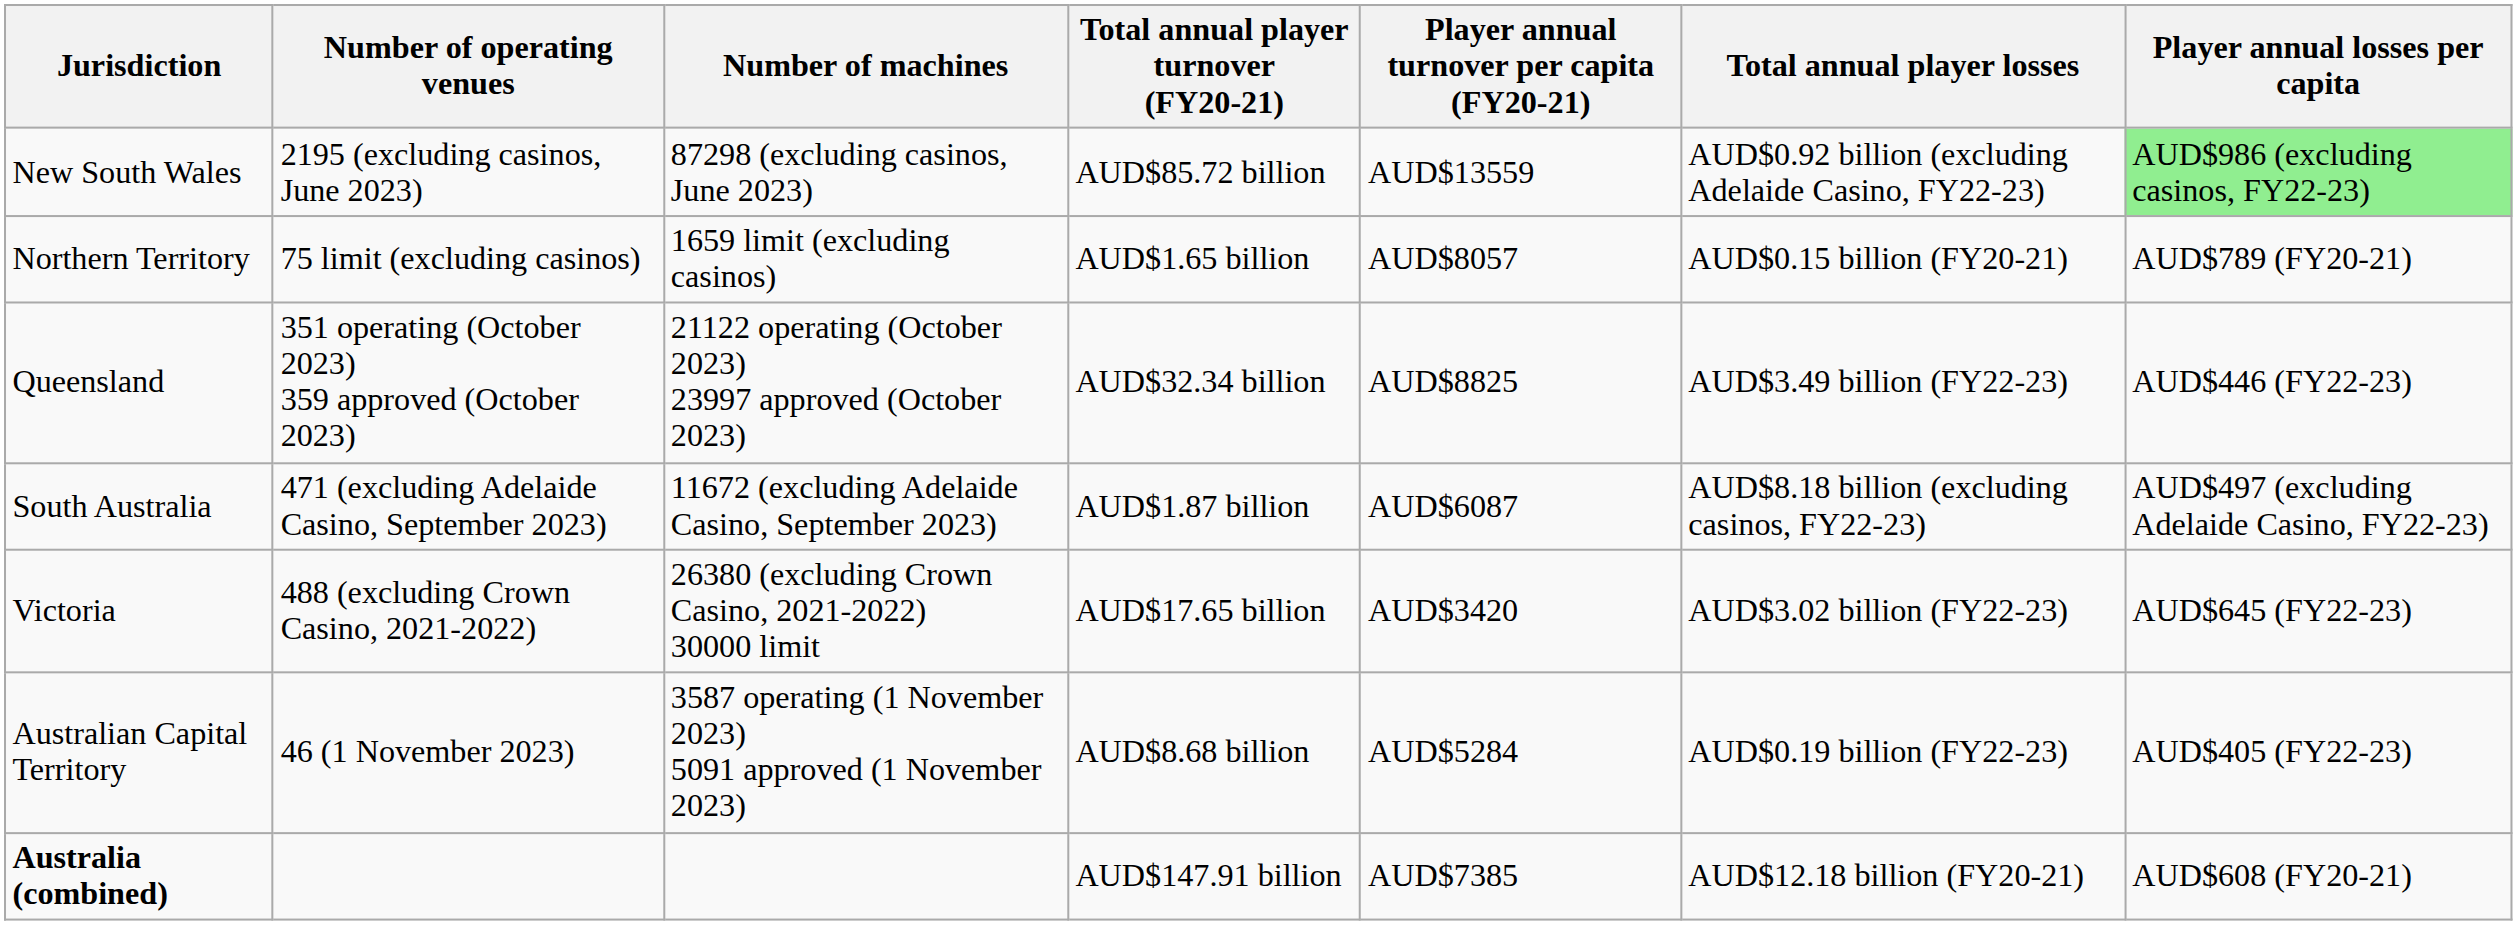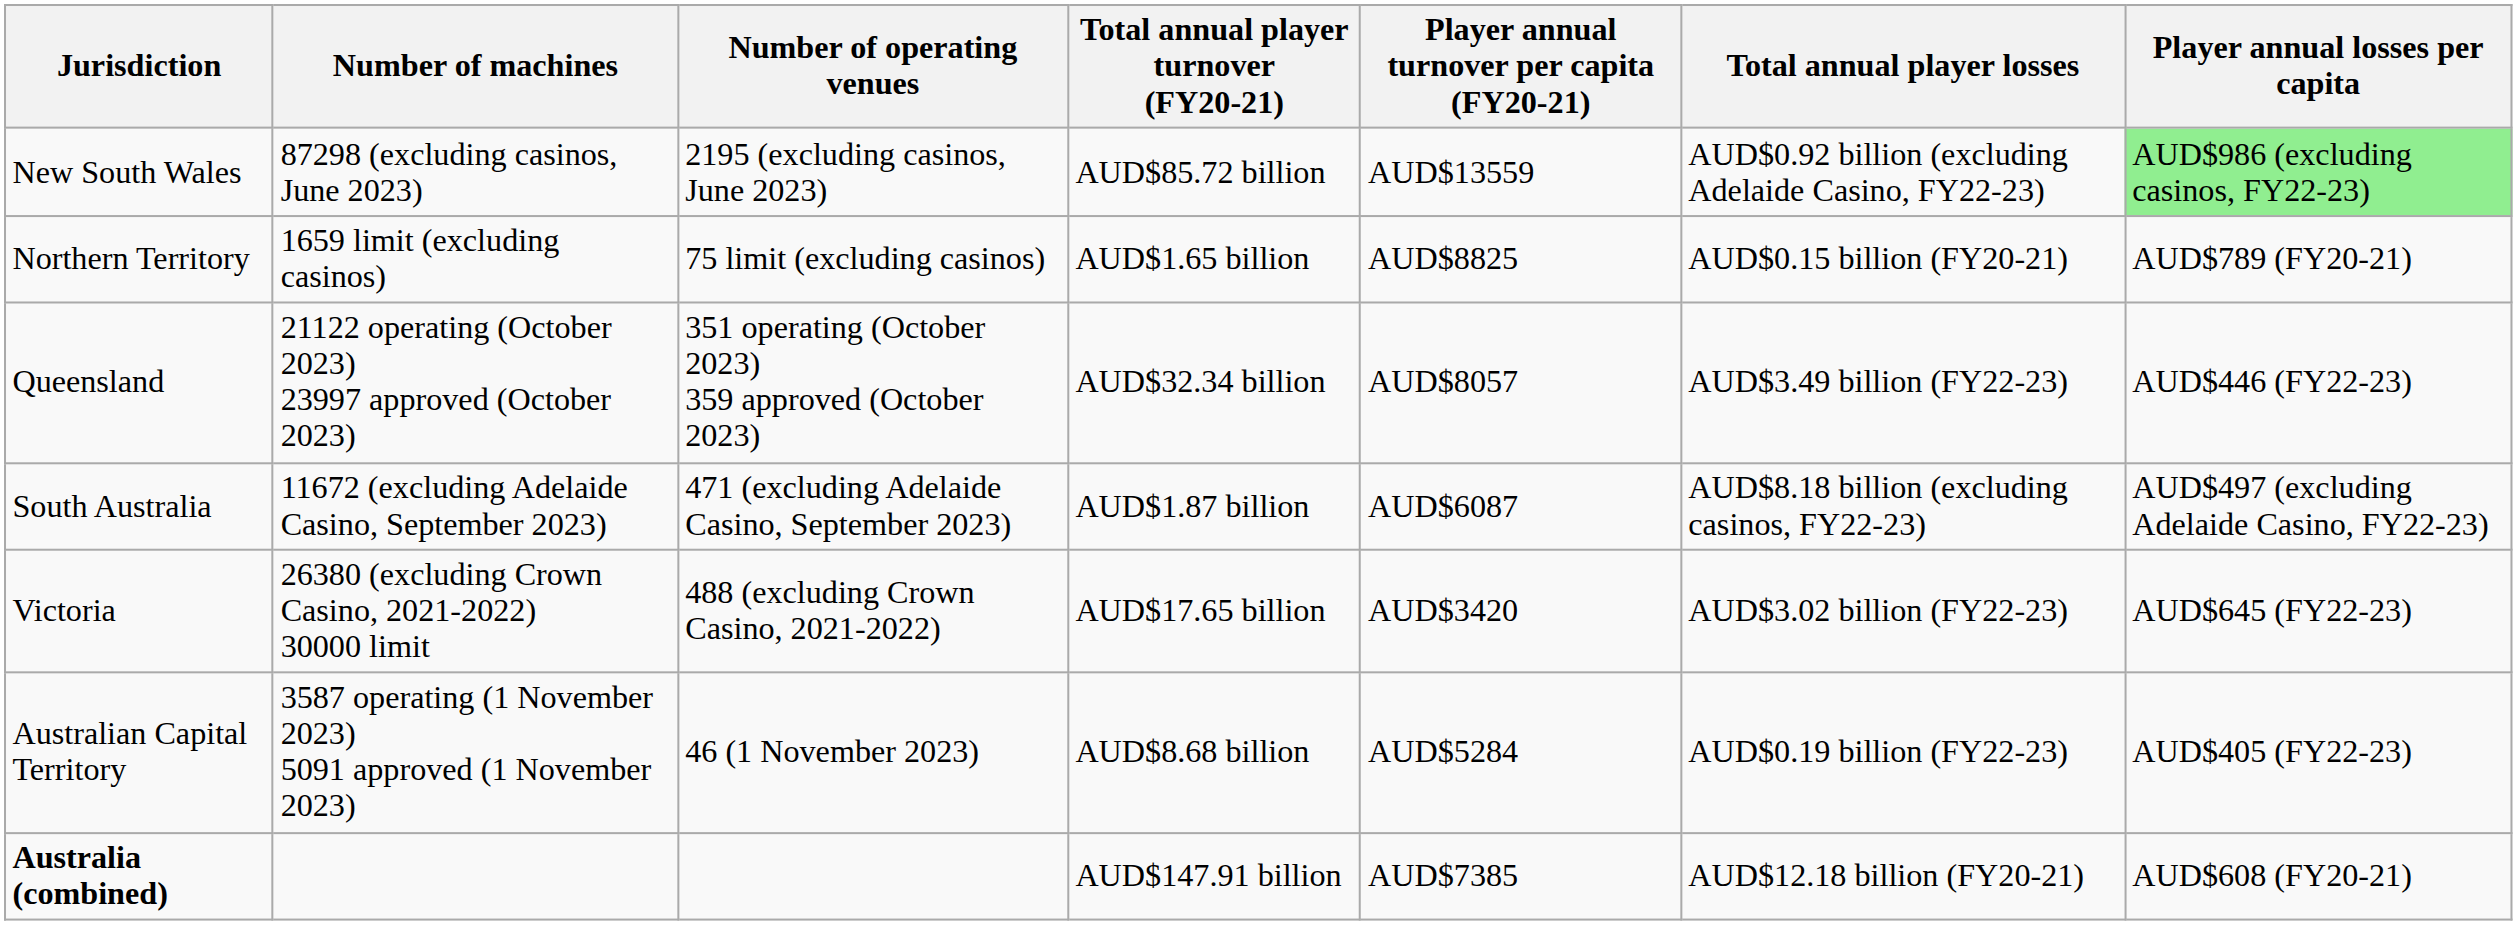columns swapped: (866, 66) <-> (468, 66)
(1443, 258) AUD$8057 -> (1443, 258) AUD$8825
(1443, 382) AUD$8825 -> (1443, 382) AUD$8057
